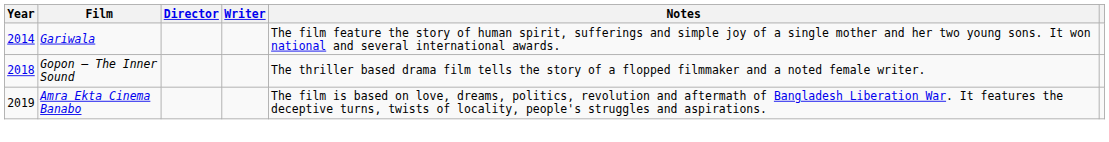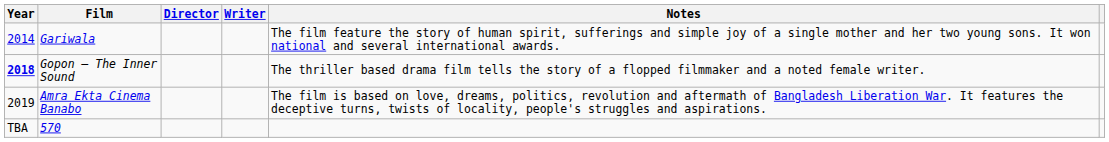(21, 71) normal -> (21, 71) bold
+ row: (50, 128)
